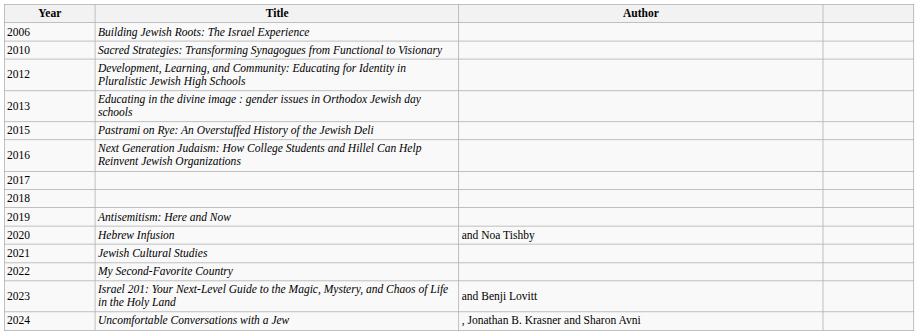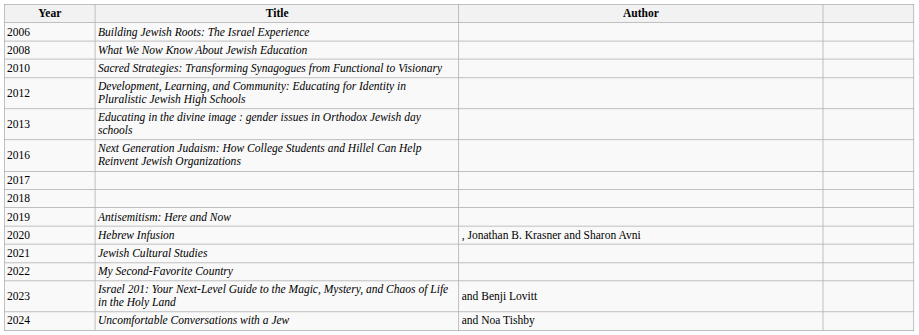+ row: (19, 50)
- row: (19, 130)
(498, 235) and Noa Tishby -> (551, 235) , Jonathan B. Krasner and Sharon Avni
(551, 321) , Jonathan B. Krasner and Sharon Avni -> (498, 321) and Noa Tishby
